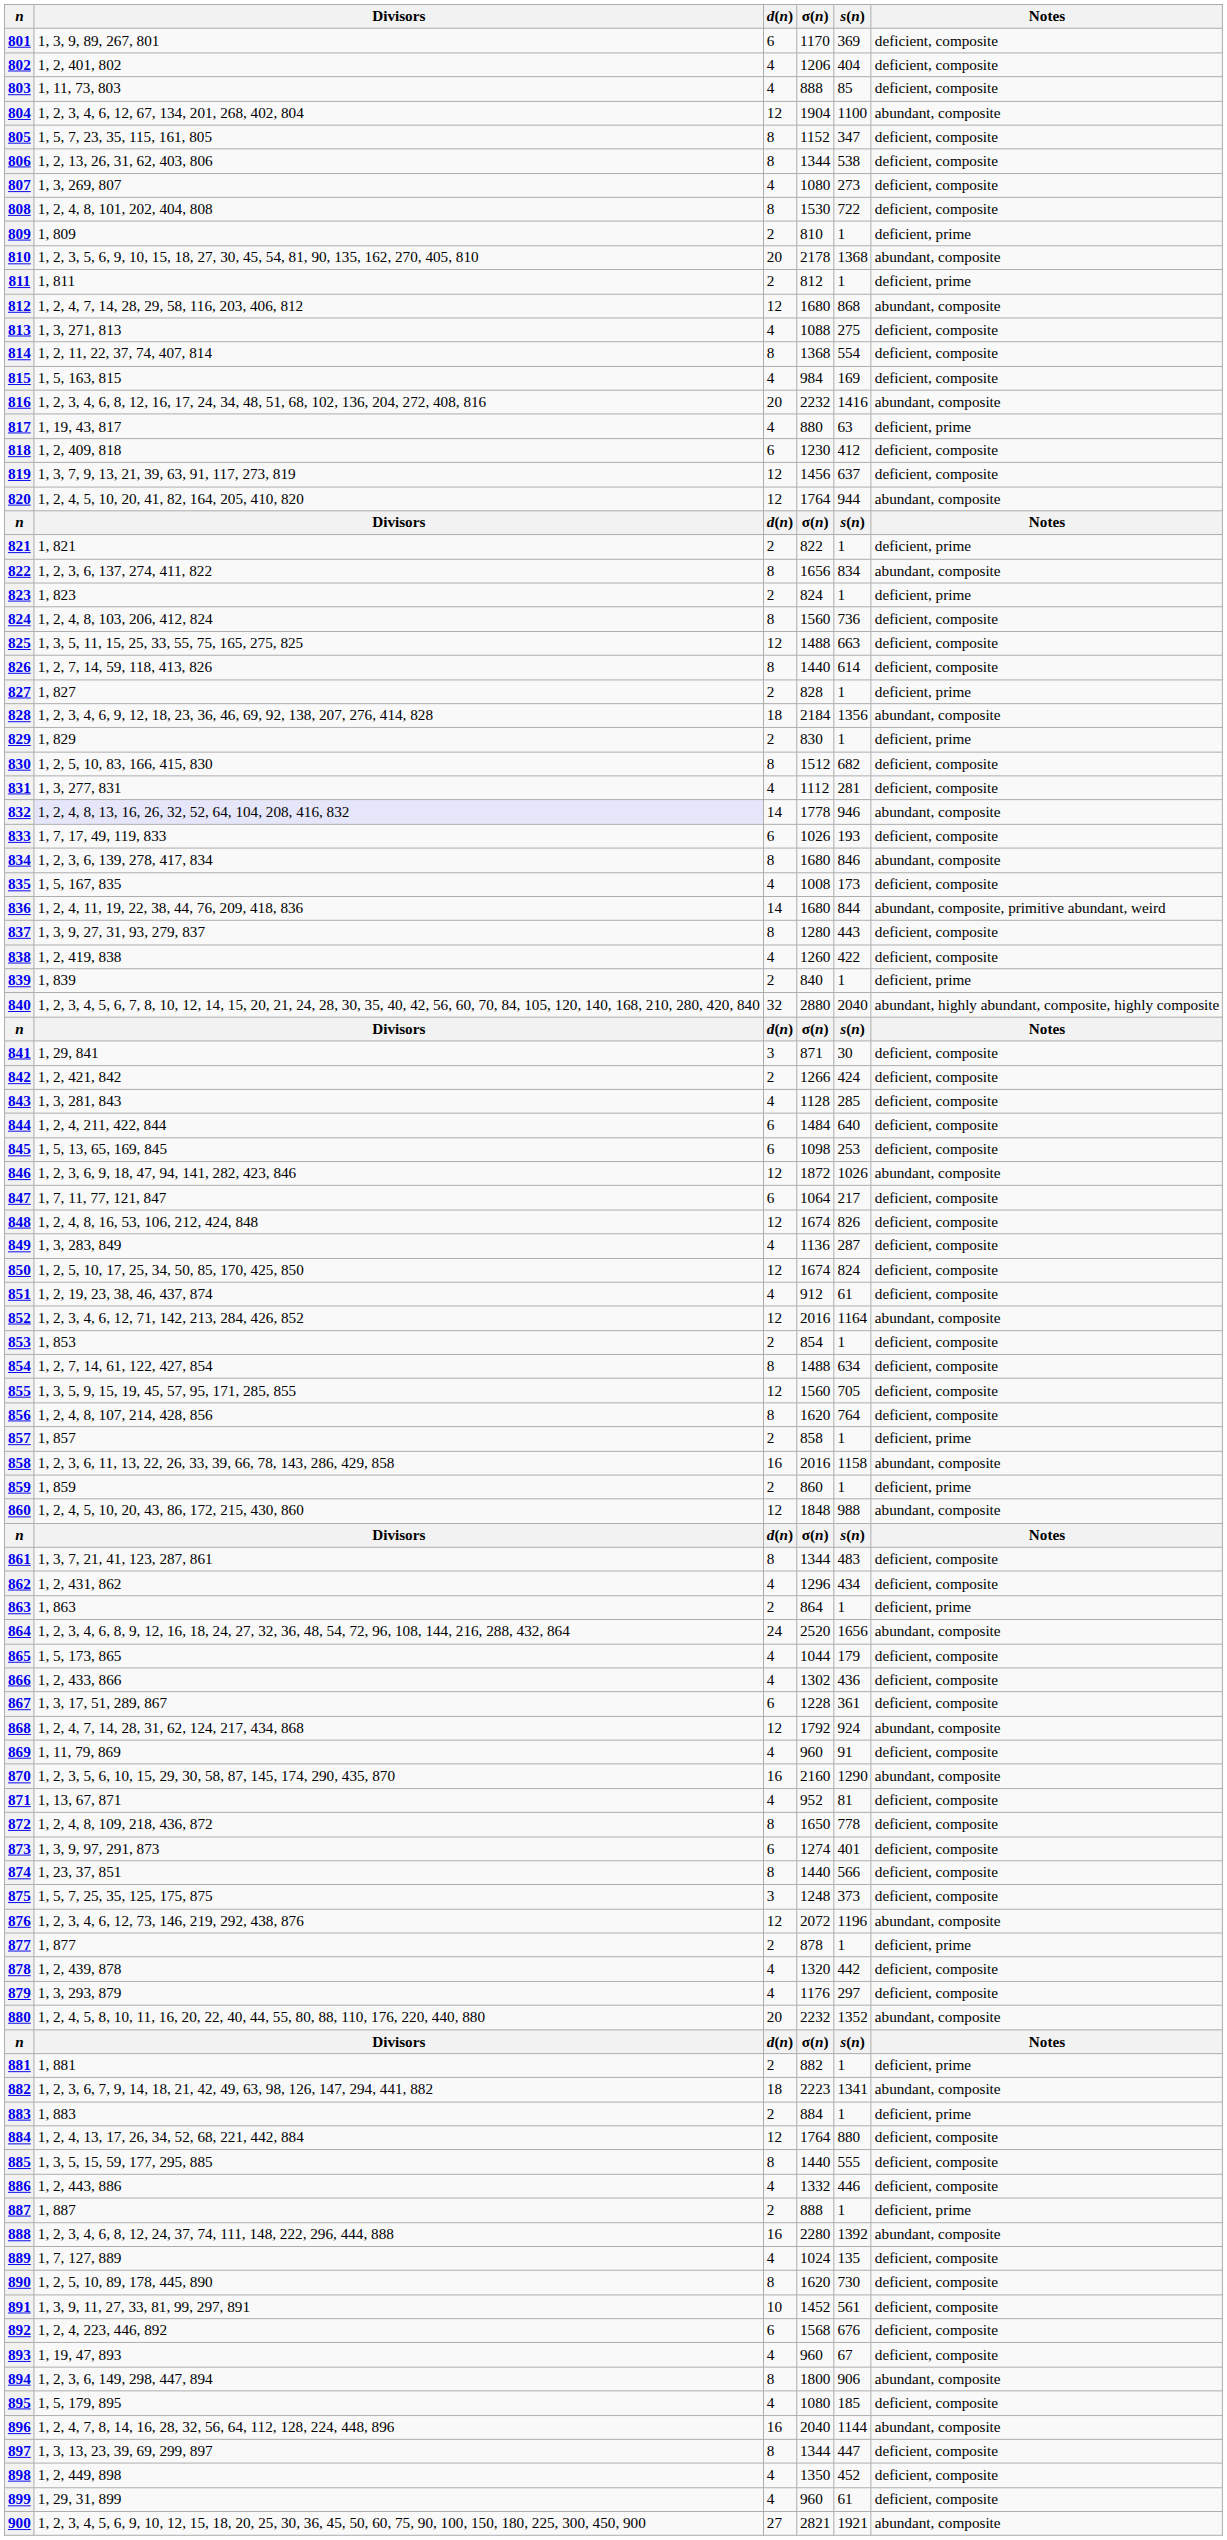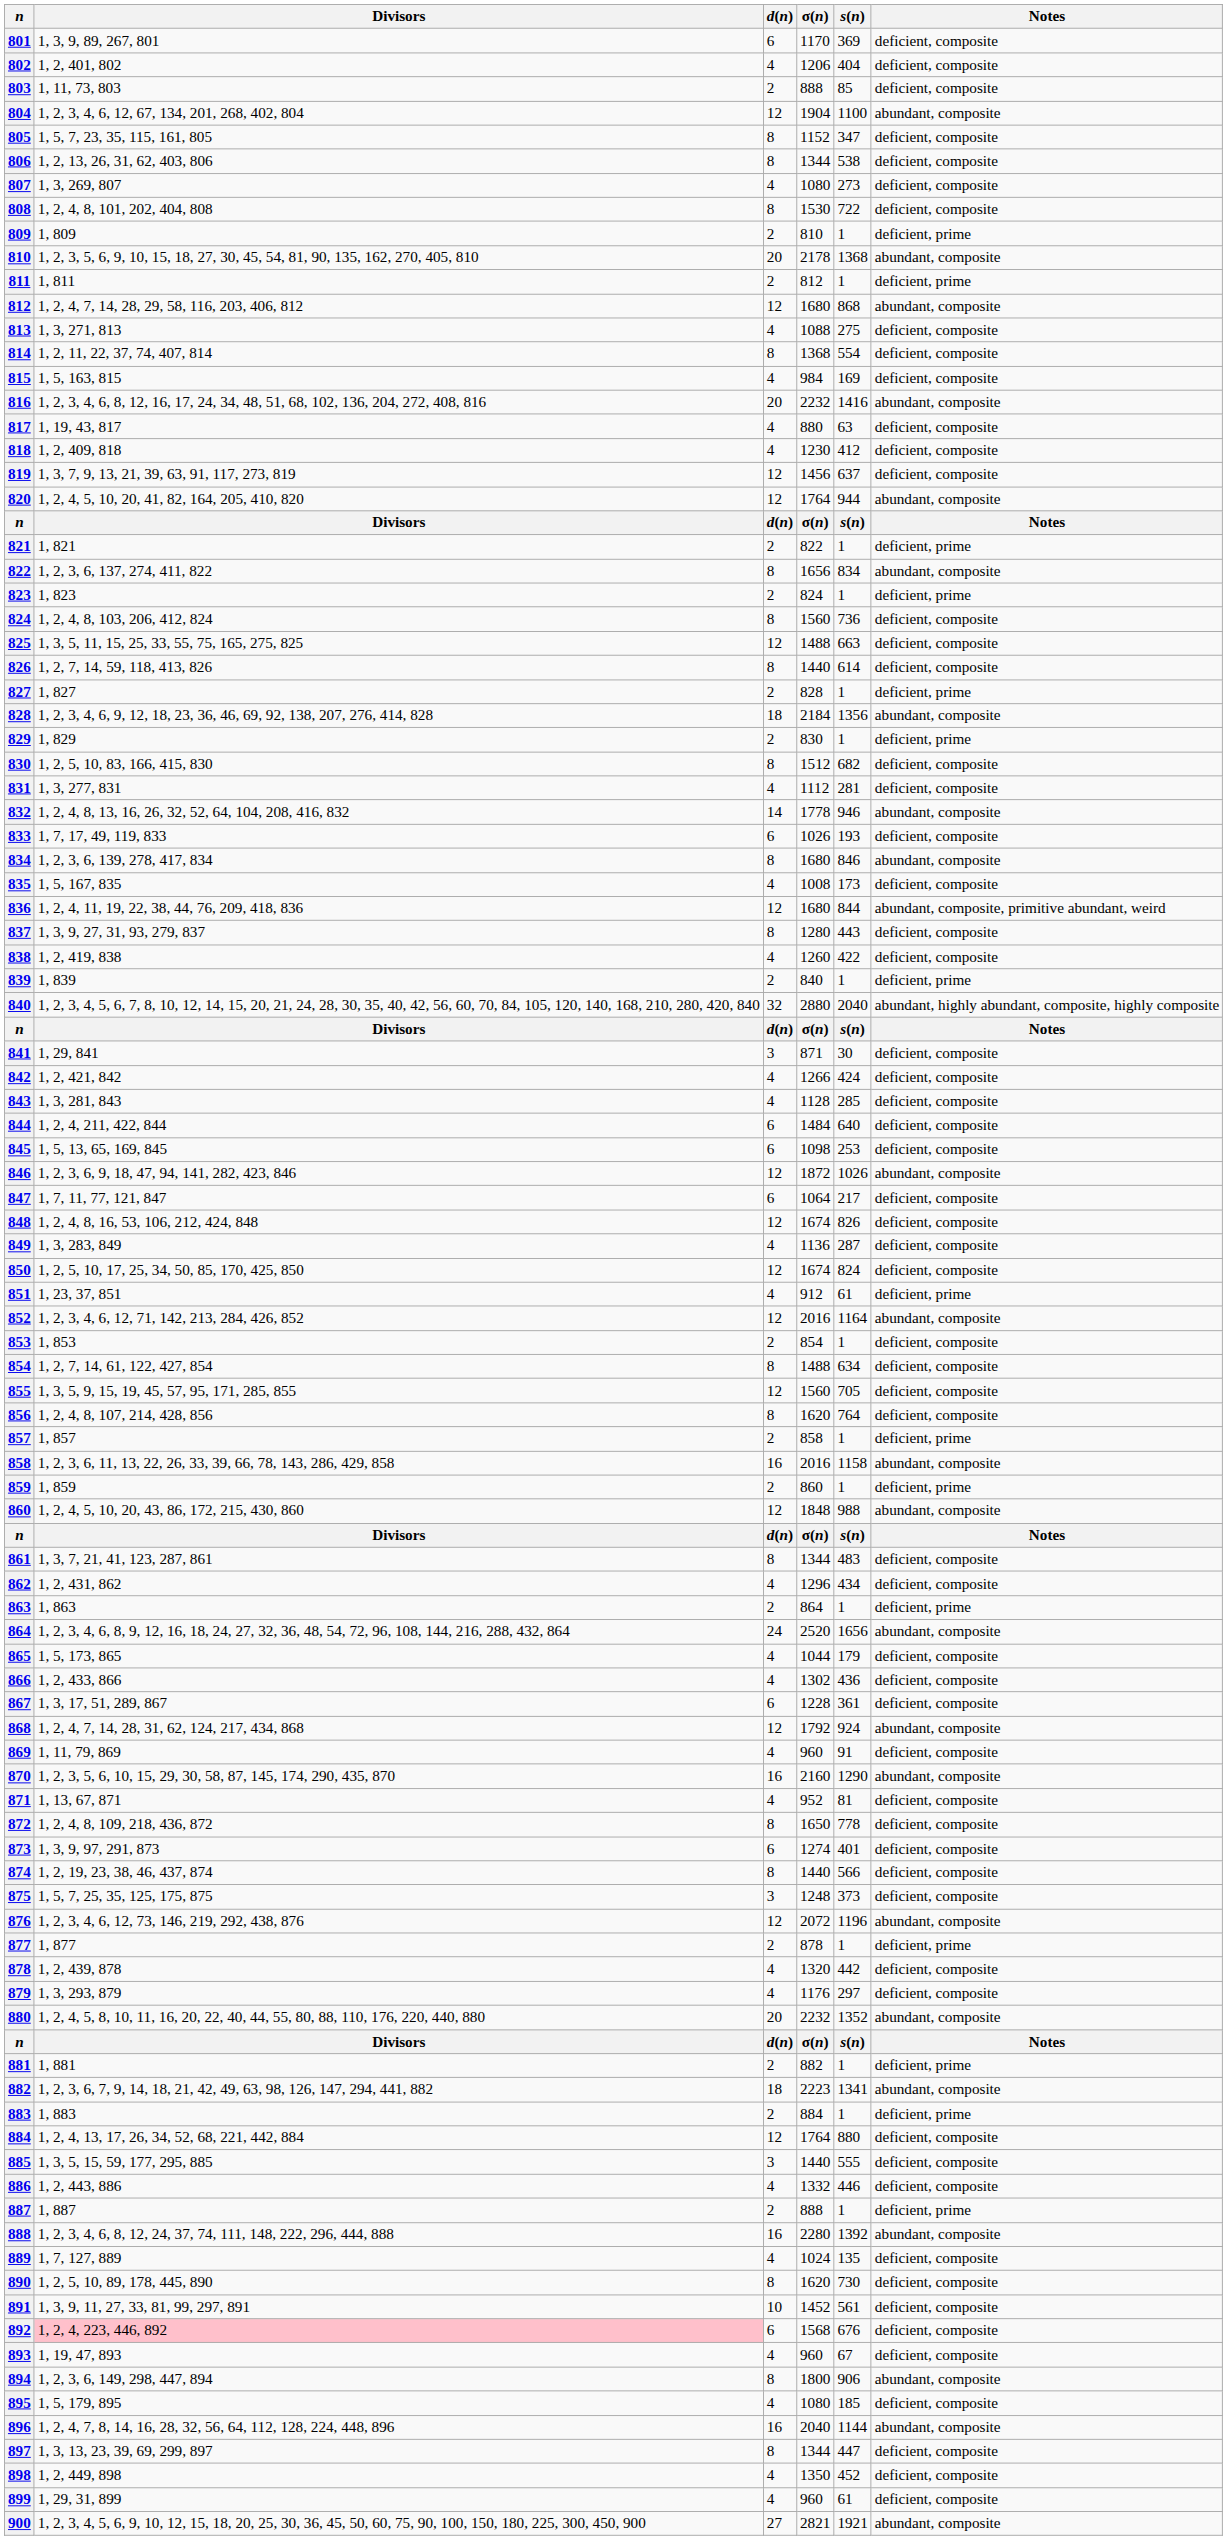(771, 88) 4 -> (771, 88) 2
(923, 426) deficient, prime -> (936, 426) deficient, composite
(771, 450) 6 -> (771, 450) 4
(194, 812) lavender background -> (194, 812) no background
(774, 908) 14 -> (774, 908) 12
(771, 1077) 2 -> (771, 1077) 4
(125, 1294) 1, 2, 19, 23, 38, 46, 437, 874 -> (80, 1294) 1, 23, 37, 851
(936, 1294) deficient, composite -> (923, 1294) deficient, prime
(80, 1872) 1, 23, 37, 851 -> (125, 1872) 1, 2, 19, 23, 38, 46, 437, 874
(771, 2162) 8 -> (771, 2162) 3
(102, 2330) no background -> (102, 2330) pink background
